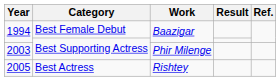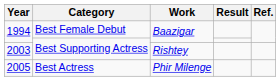(182, 51) Phir Milenge -> (170, 51) Rishtey
(170, 67) Rishtey -> (182, 67) Phir Milenge
